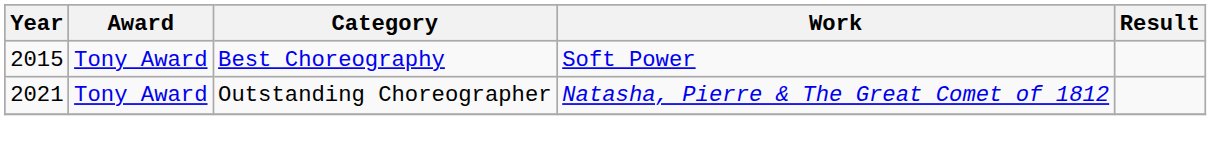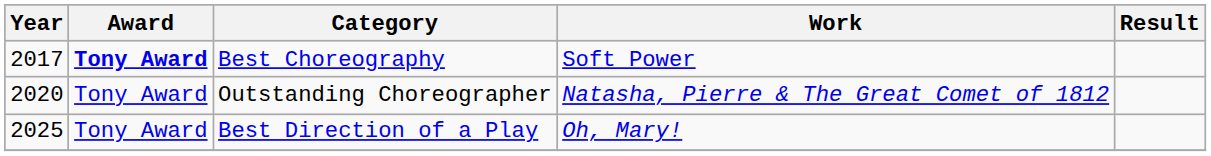(37, 59) 2015 -> (37, 59) 2017
(141, 59) normal -> (141, 59) bold
(37, 95) 2021 -> (37, 95) 2020
+ row: (378, 132)
